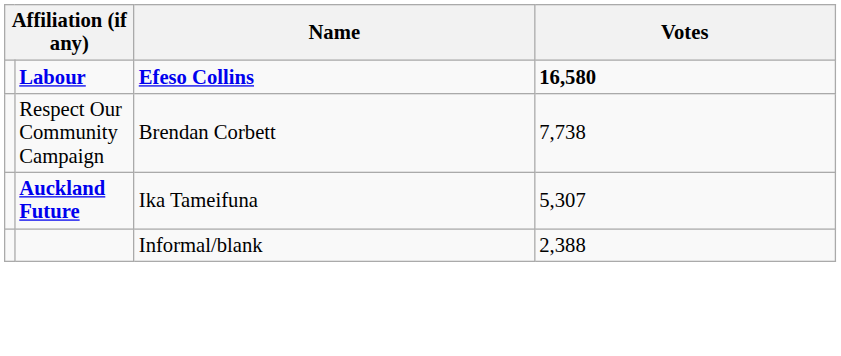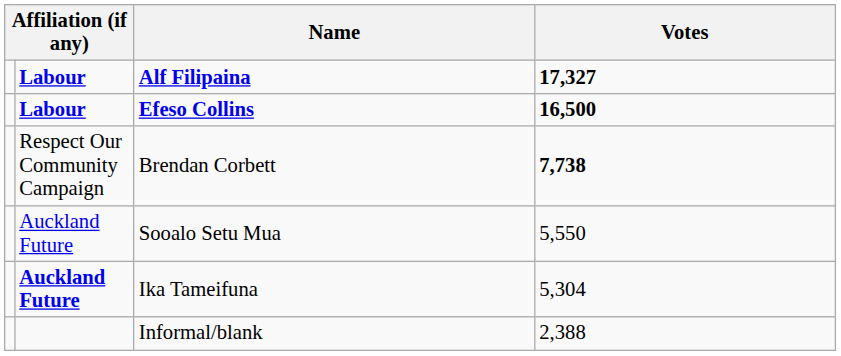+ row: (195, 76)
(568, 76) 16,580 -> (568, 109) 16,500
(562, 132) normal -> (562, 165) bold
+ row: (210, 233)
(562, 200) 5,307 -> (562, 289) 5,304
